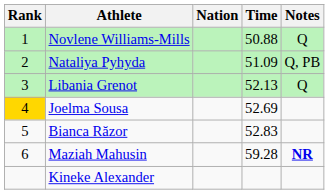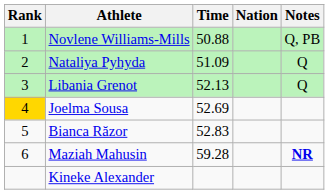columns swapped: (217, 16) <-> (261, 16)
(302, 39) Q -> (302, 39) Q, PB
(302, 62) Q, PB -> (302, 62) Q
